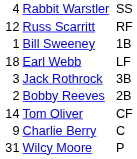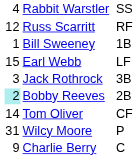(12, 61) 18 -> (12, 61) 15
(12, 96) no background -> (12, 96) paleturquoise background
rows swapped: (59, 131) <-> (57, 148)
